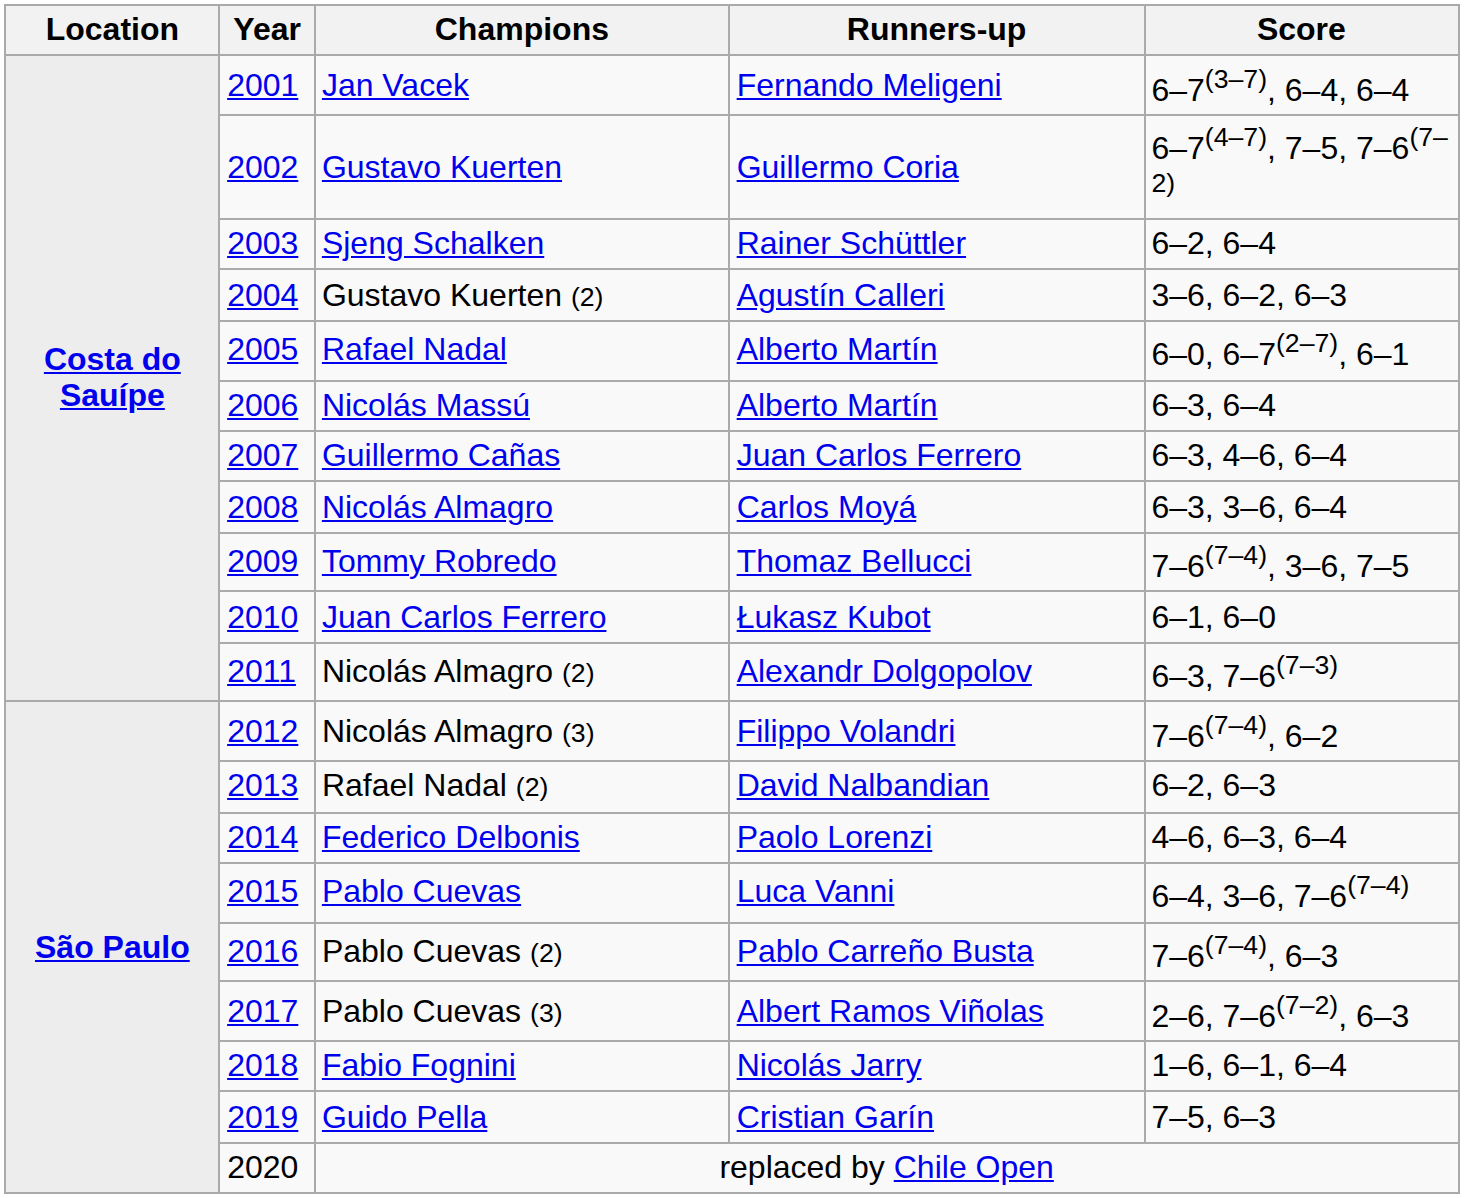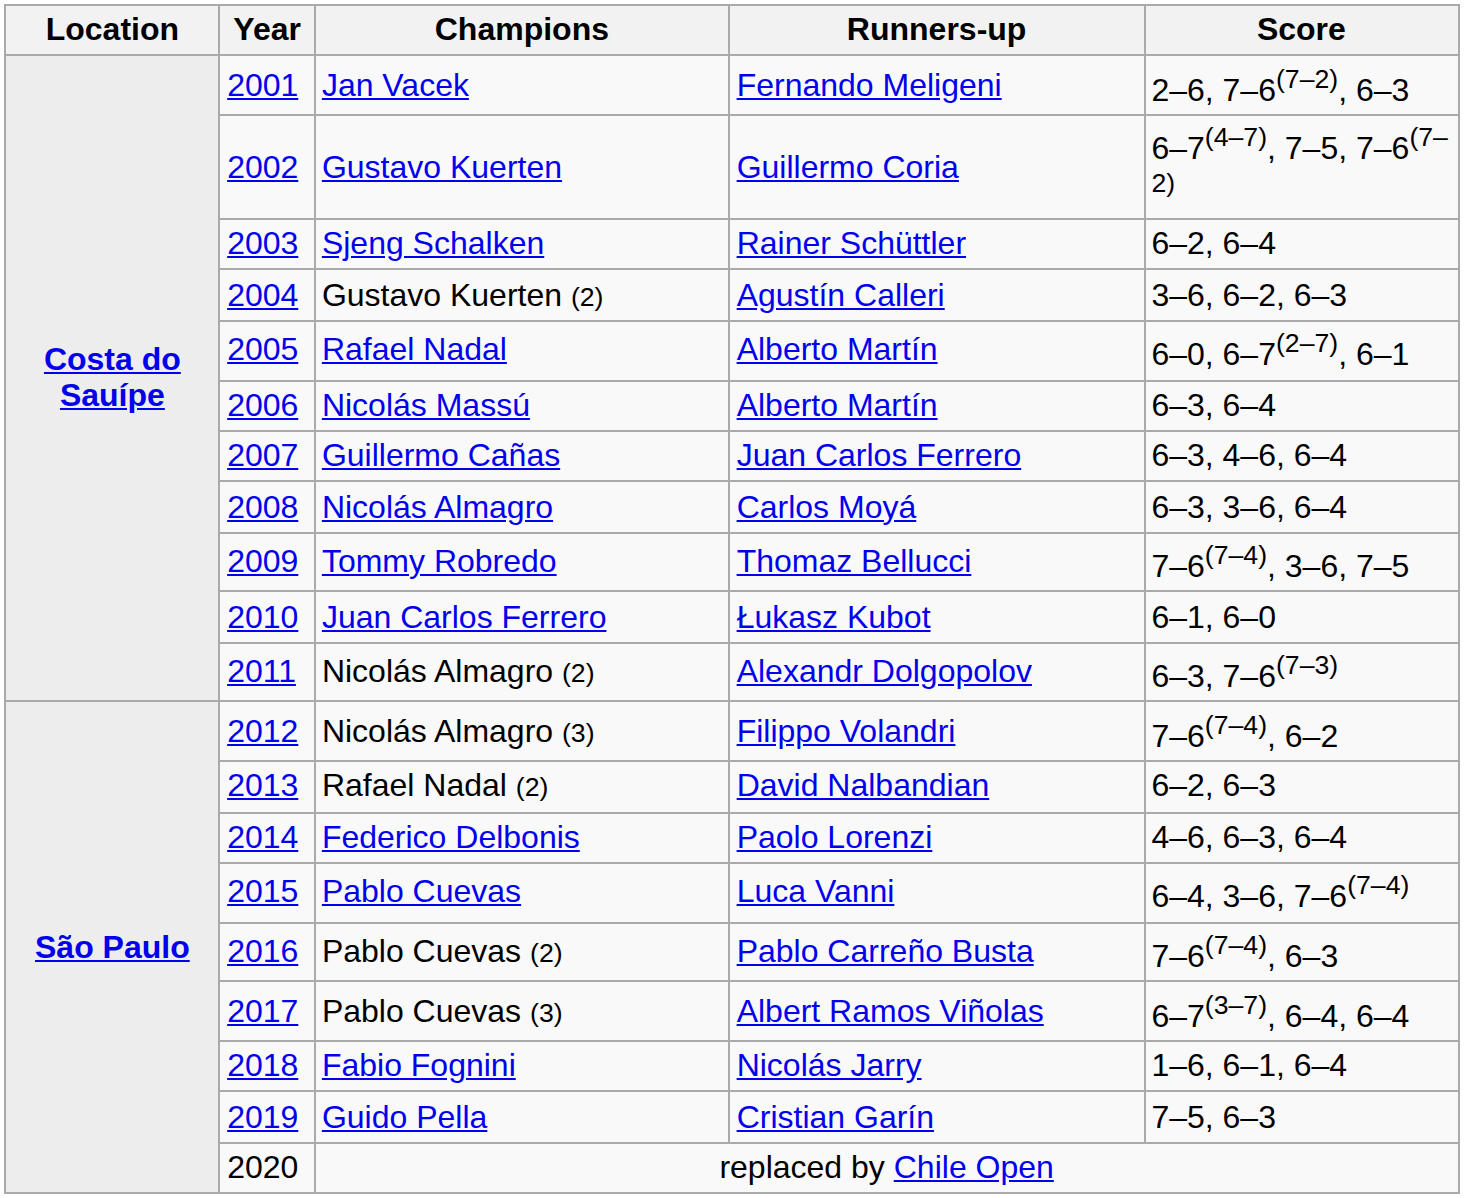(1280, 84) 6–7(3–7), 6–4, 6–4 -> (1280, 84) 2–6, 7–6(7–2), 6–3
(1280, 1010) 2–6, 7–6(7–2), 6–3 -> (1280, 1010) 6–7(3–7), 6–4, 6–4
